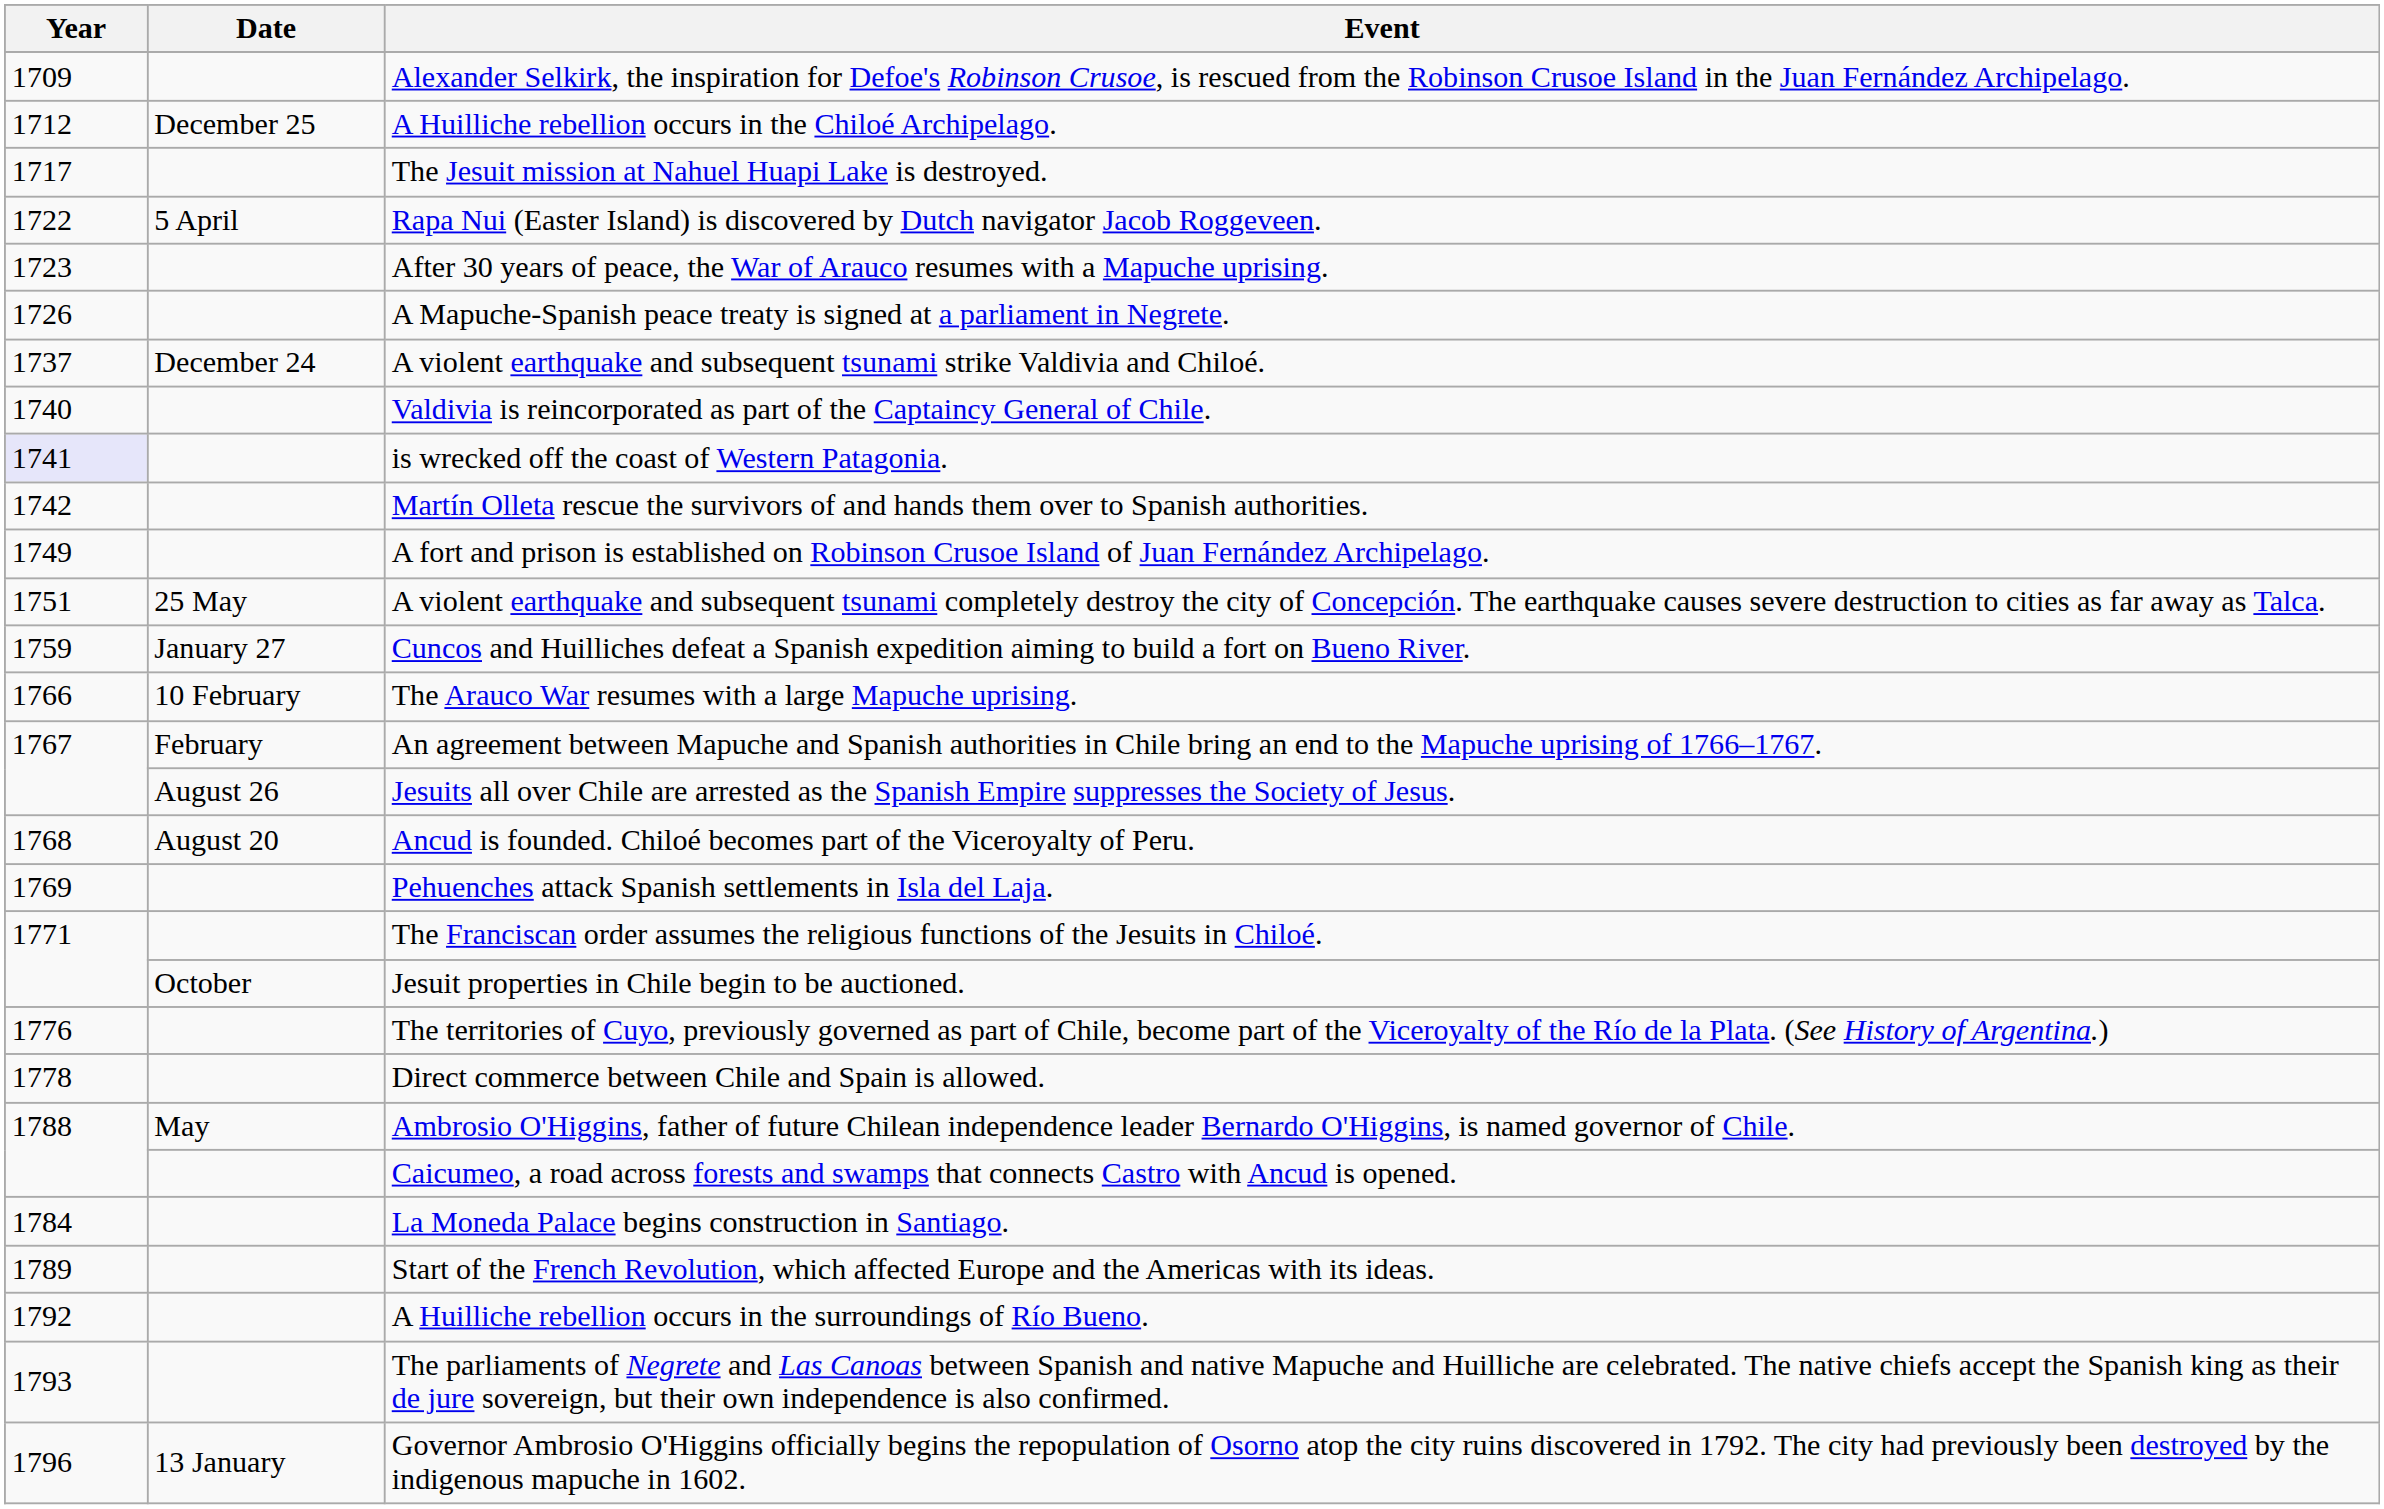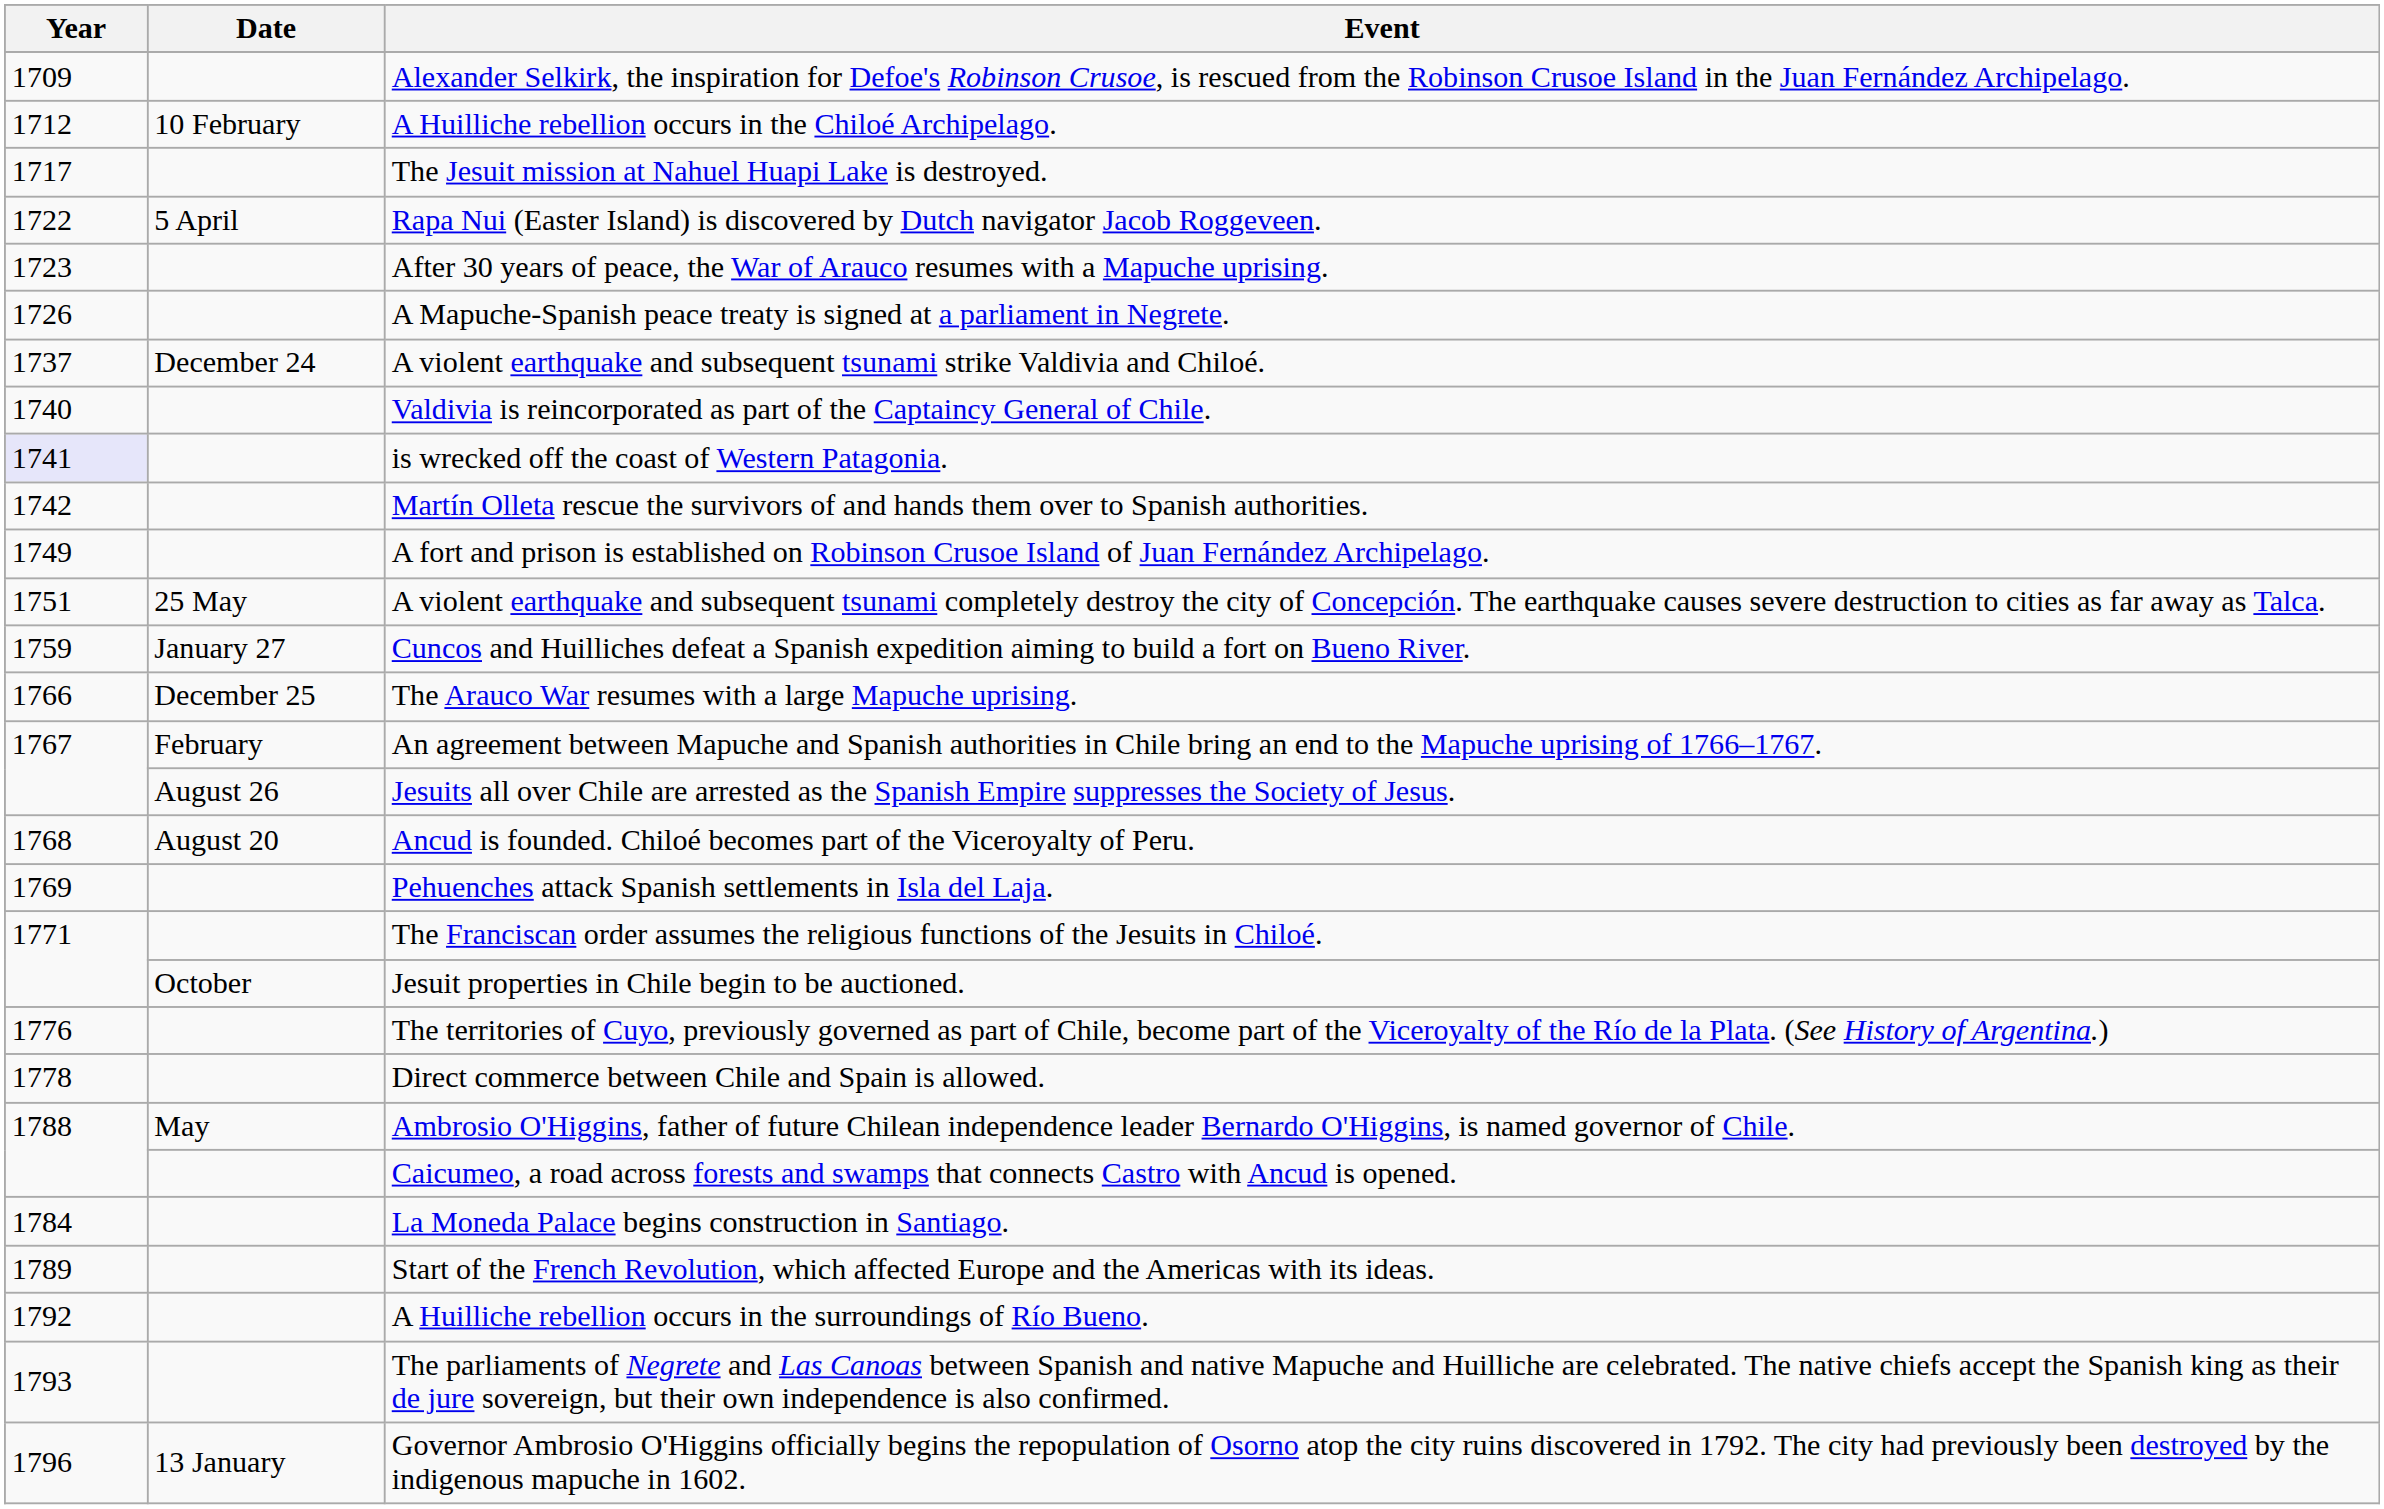(235, 123) December 25 -> (227, 123) 10 February
(227, 696) 10 February -> (235, 696) December 25
